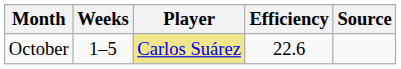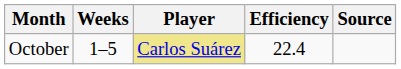(289, 48) 22.6 -> (289, 48) 22.4
